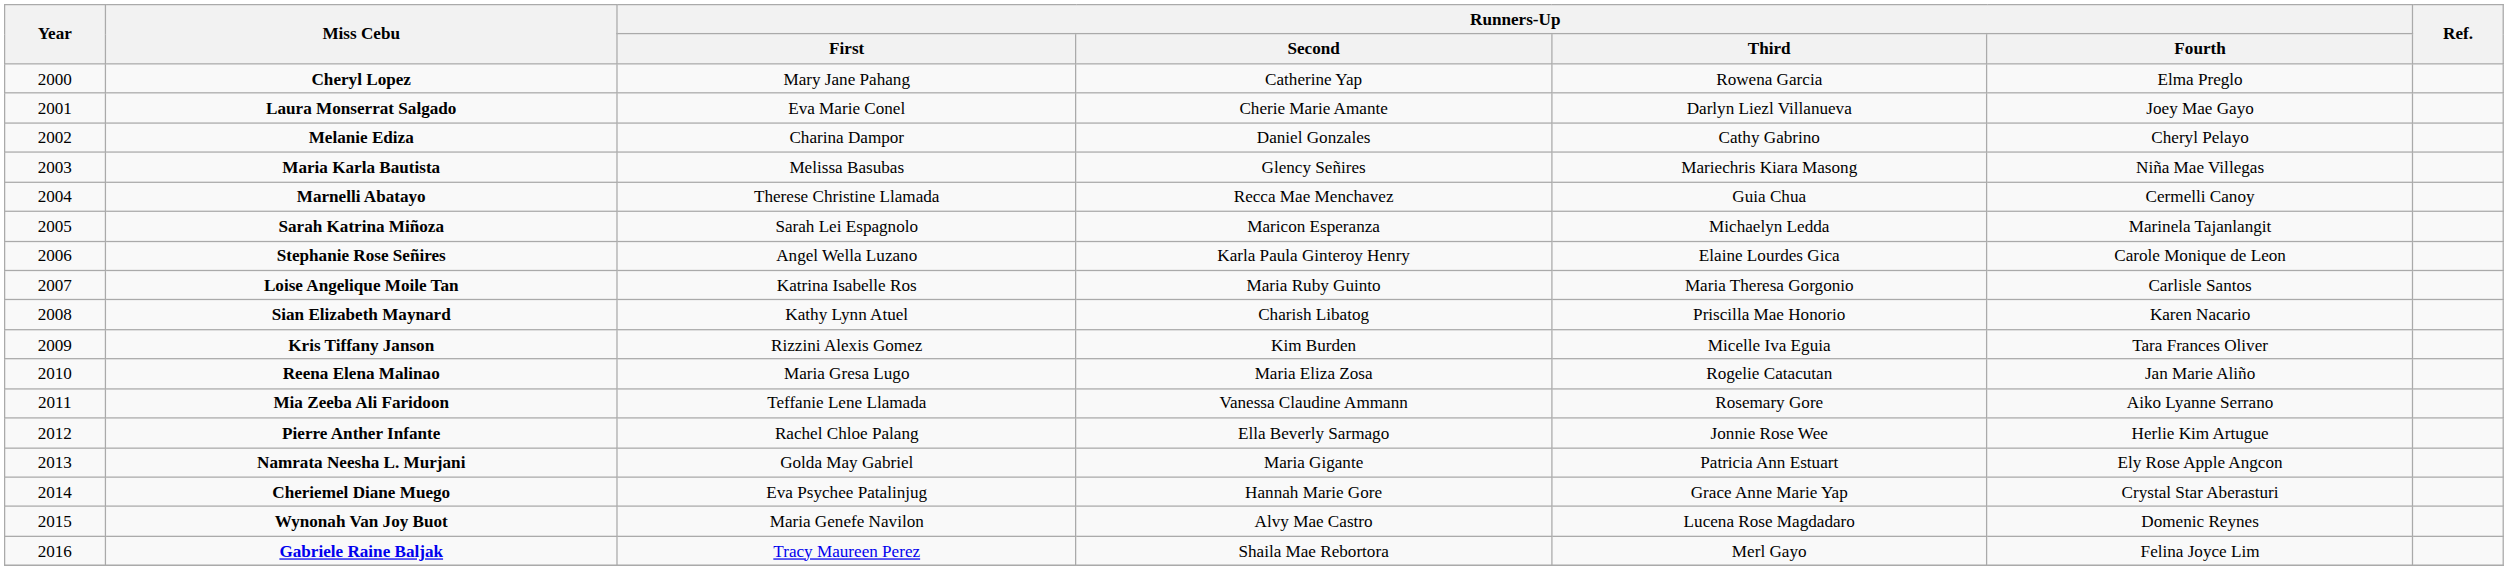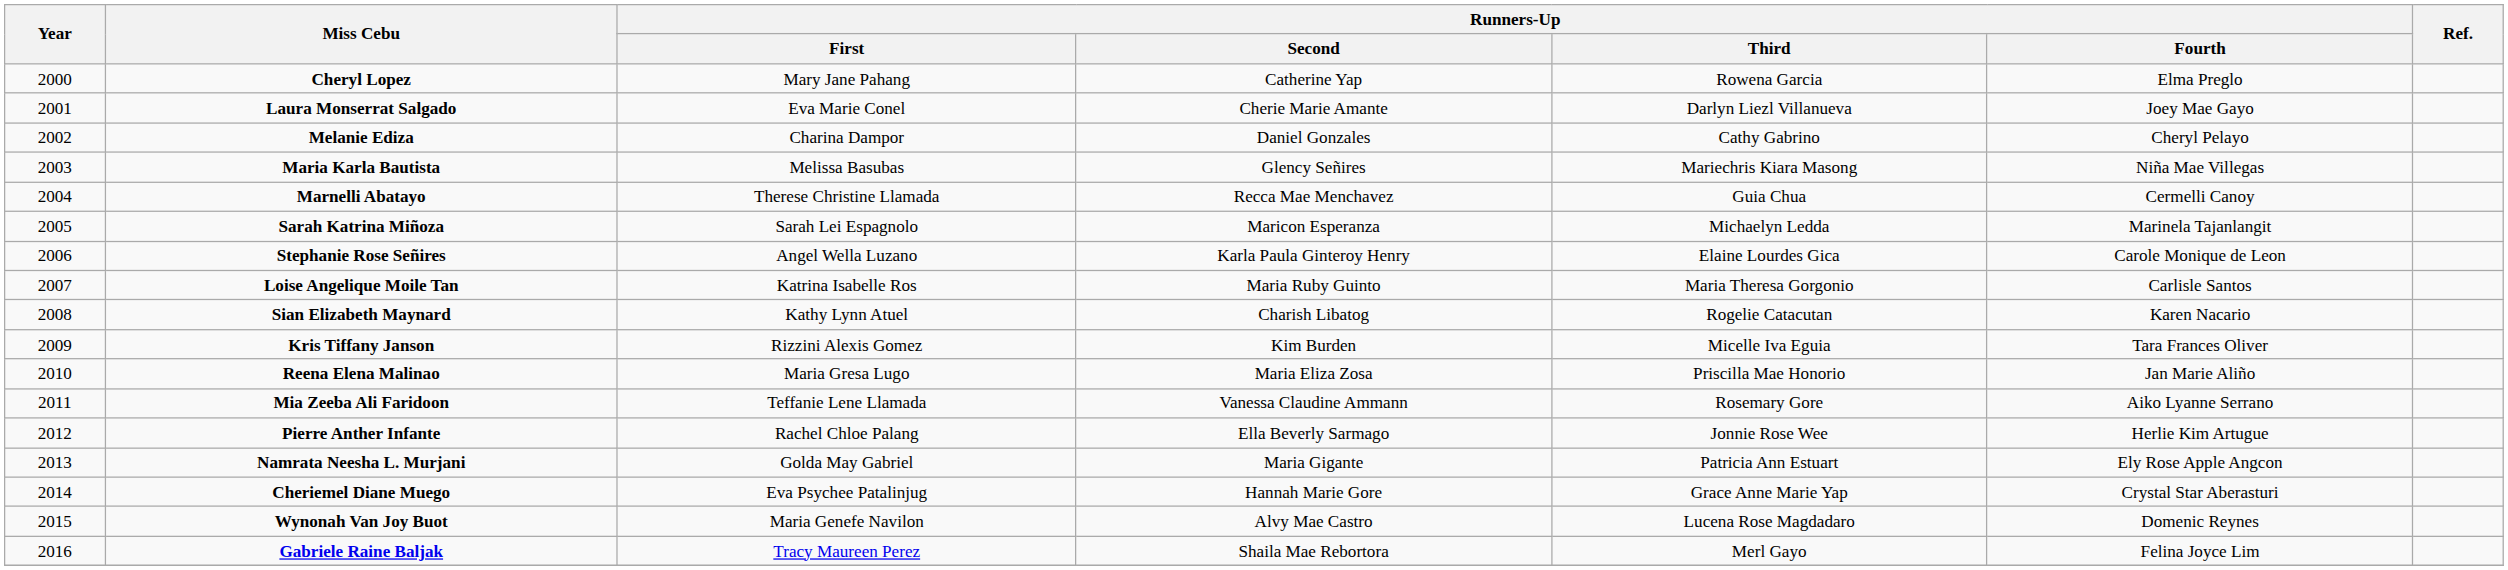(1769, 314) Priscilla Mae Honorio -> (1769, 314) Rogelie Catacutan
(1769, 373) Rogelie Catacutan -> (1769, 373) Priscilla Mae Honorio
